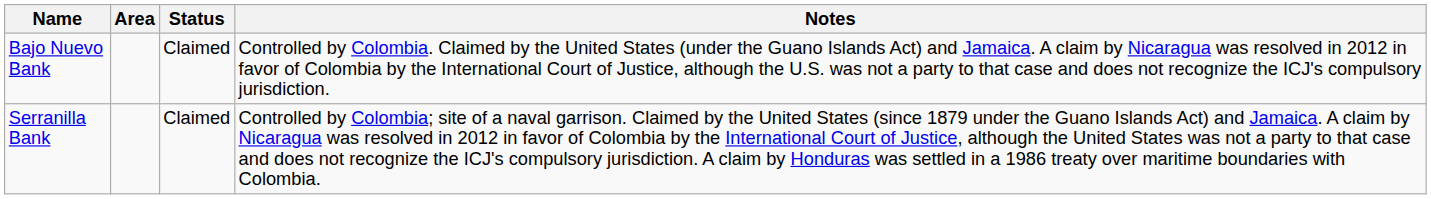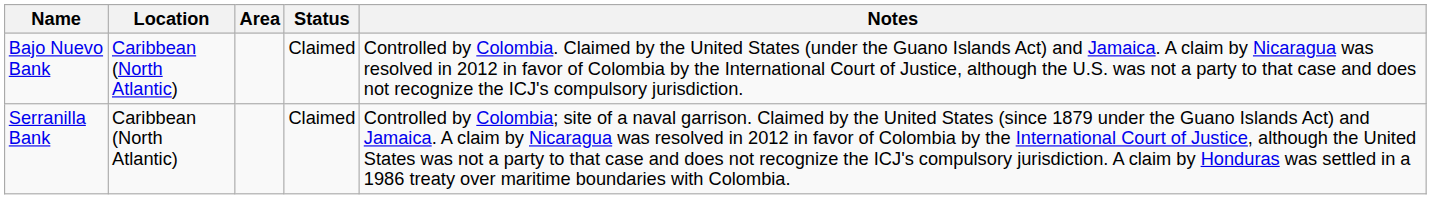+ column: (172, 18)
